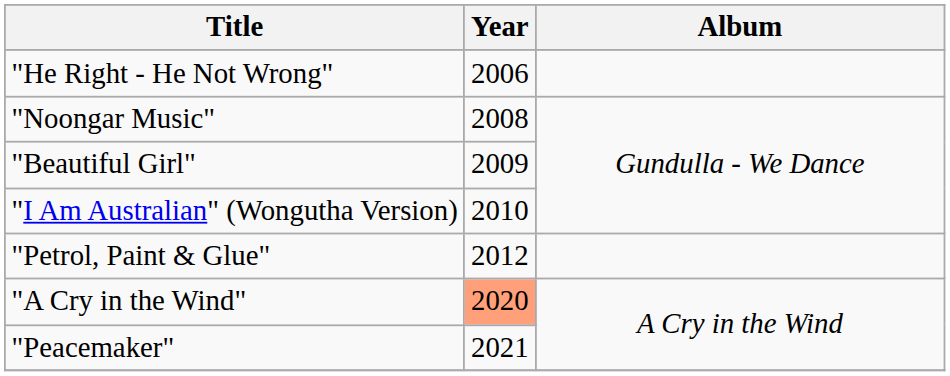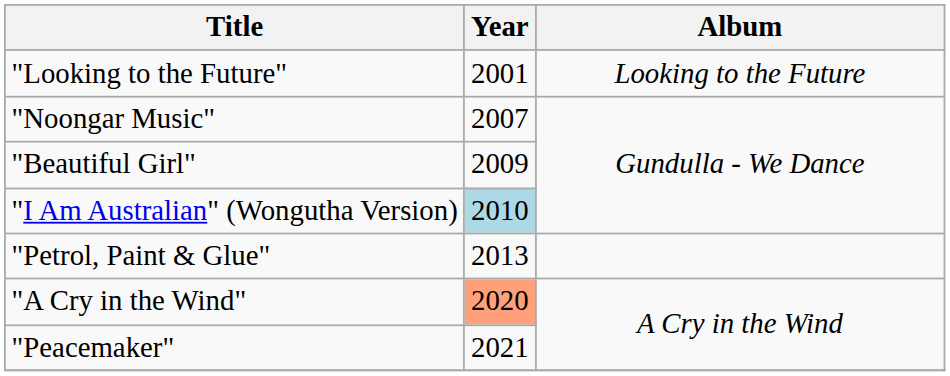+ row: (149, 73)
- row: (172, 73)
(500, 118) 2008 -> (500, 118) 2007
(500, 210) no background -> (500, 210) lightblue background
(500, 255) 2012 -> (500, 255) 2013
